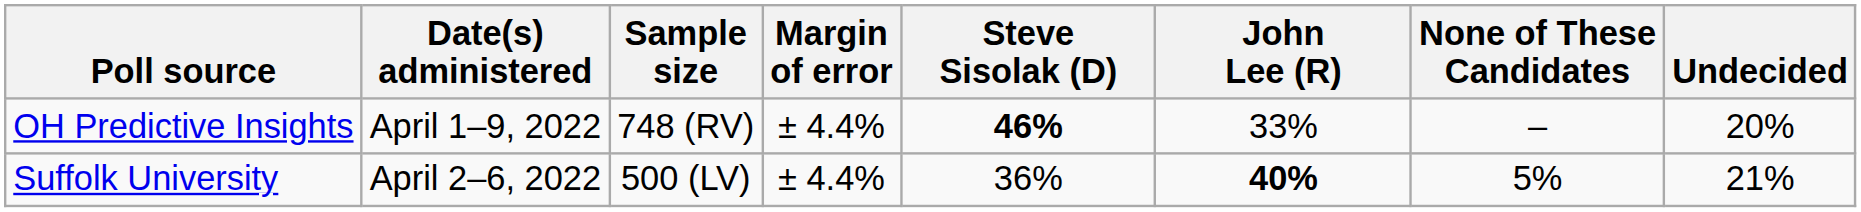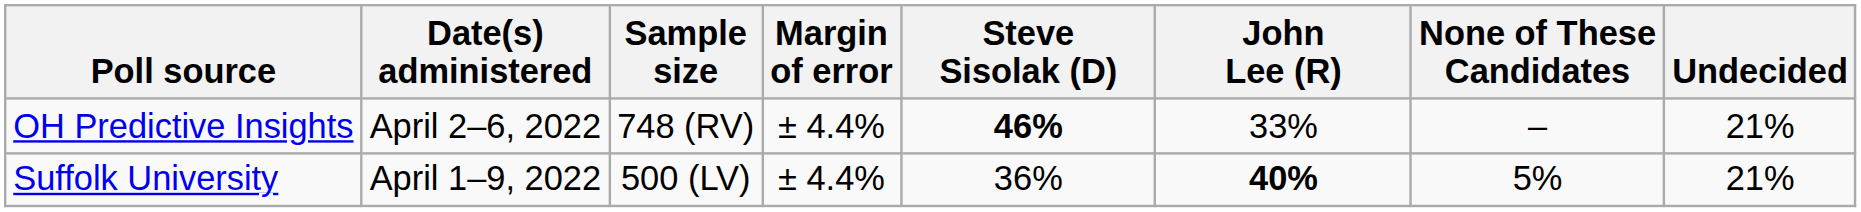(485, 125) April 1–9, 2022 -> (485, 125) April 2–6, 2022
(1760, 125) 20% -> (1760, 125) 21%
(485, 180) April 2–6, 2022 -> (485, 180) April 1–9, 2022
